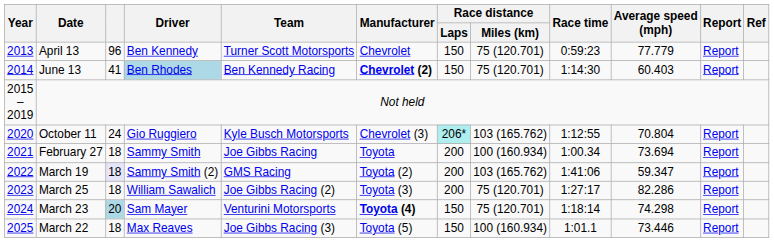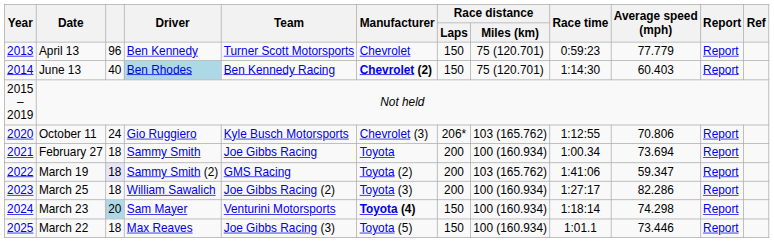(115, 70) 41 -> (115, 70) 40
(454, 134) paleturquoise background -> (454, 134) no background
(656, 134) 70.804 -> (656, 134) 70.806
(510, 190) 75 (120.701) -> (510, 190) 100 (160.934)
(510, 209) 75 (120.701) -> (510, 209) 100 (160.934)
